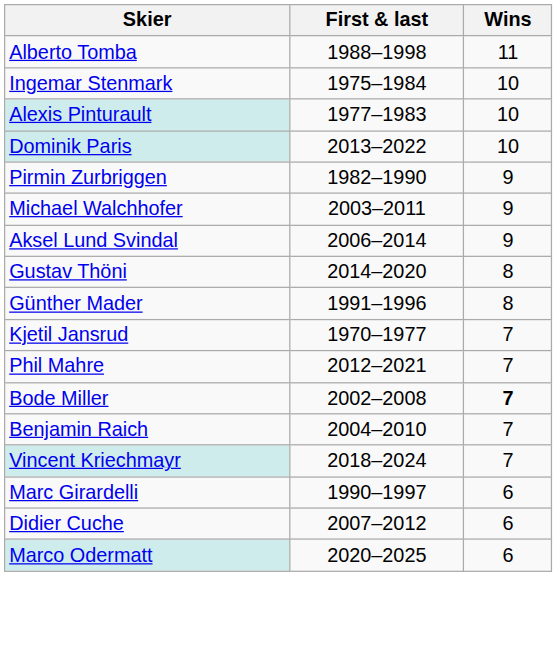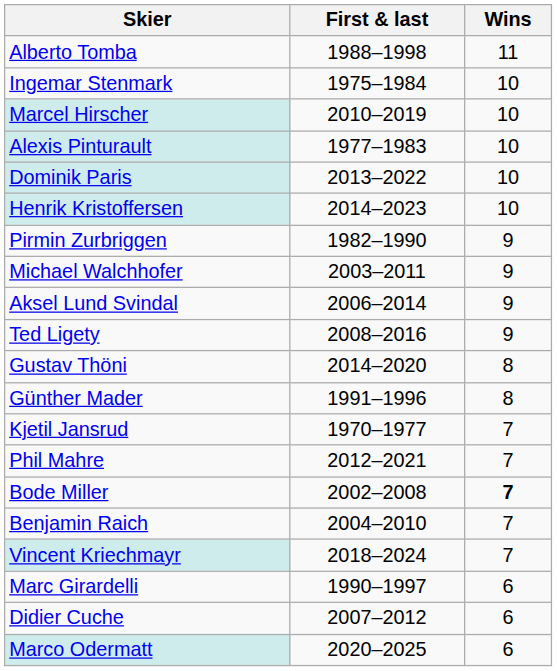+ row: (79, 114)
+ row: (96, 209)
+ row: (54, 334)
